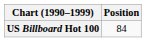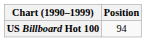(121, 28) 84 -> (121, 28) 94
